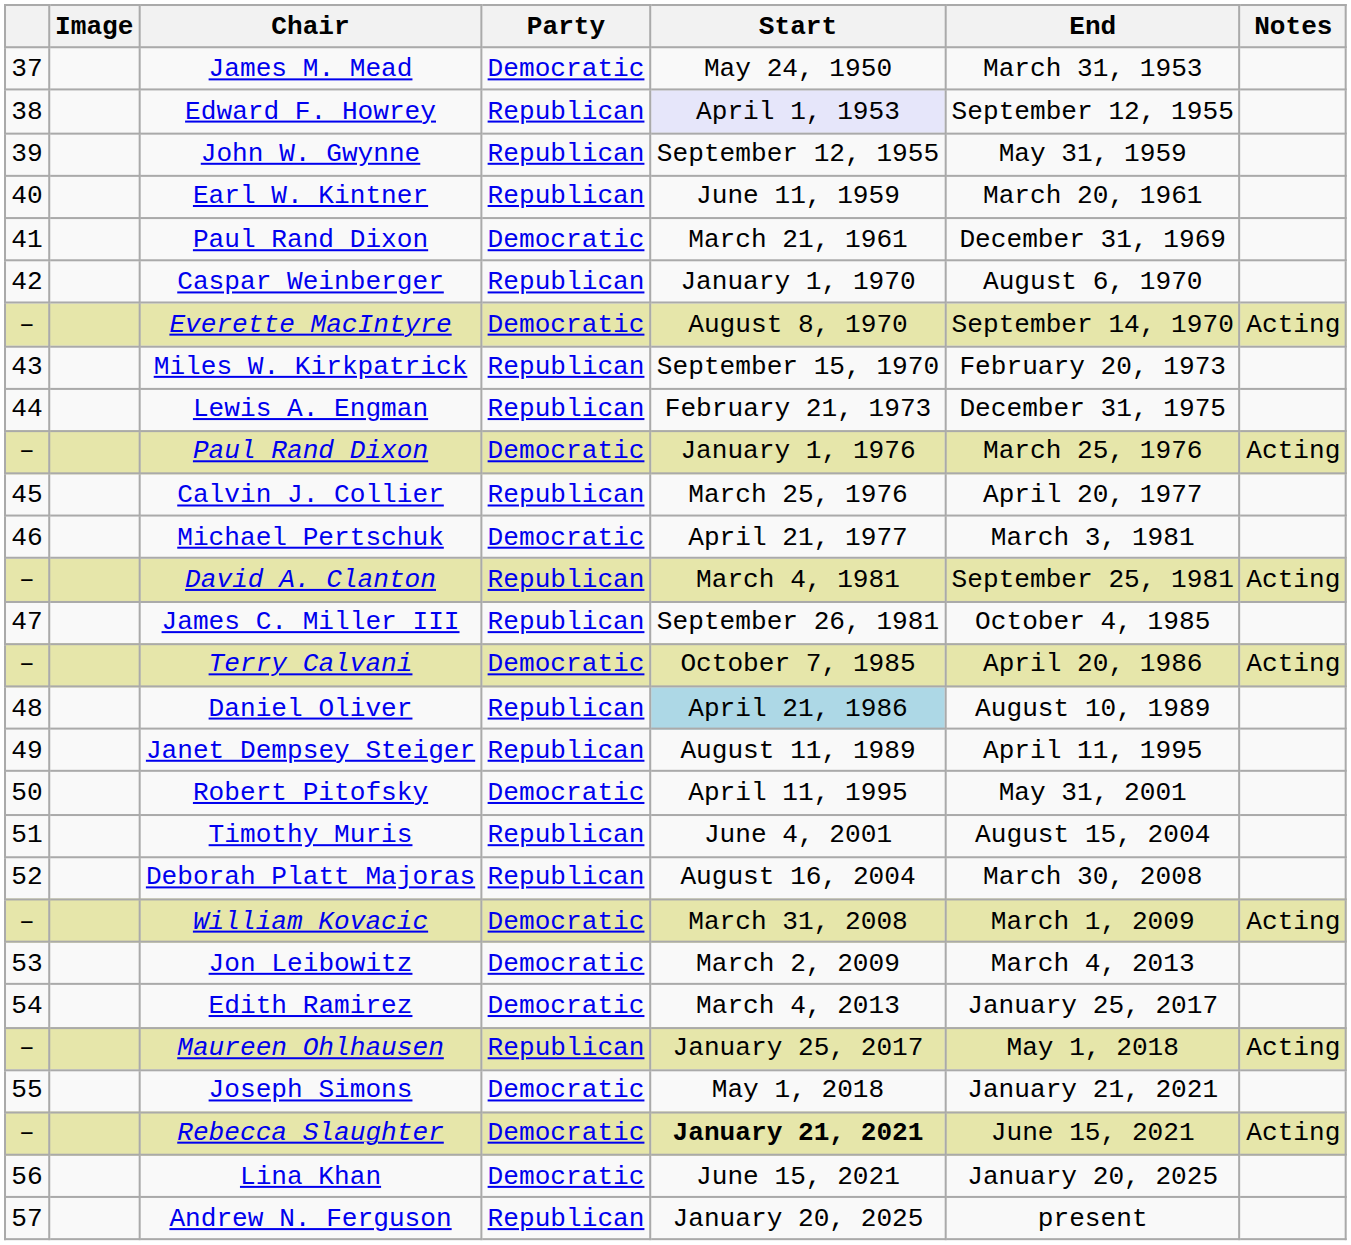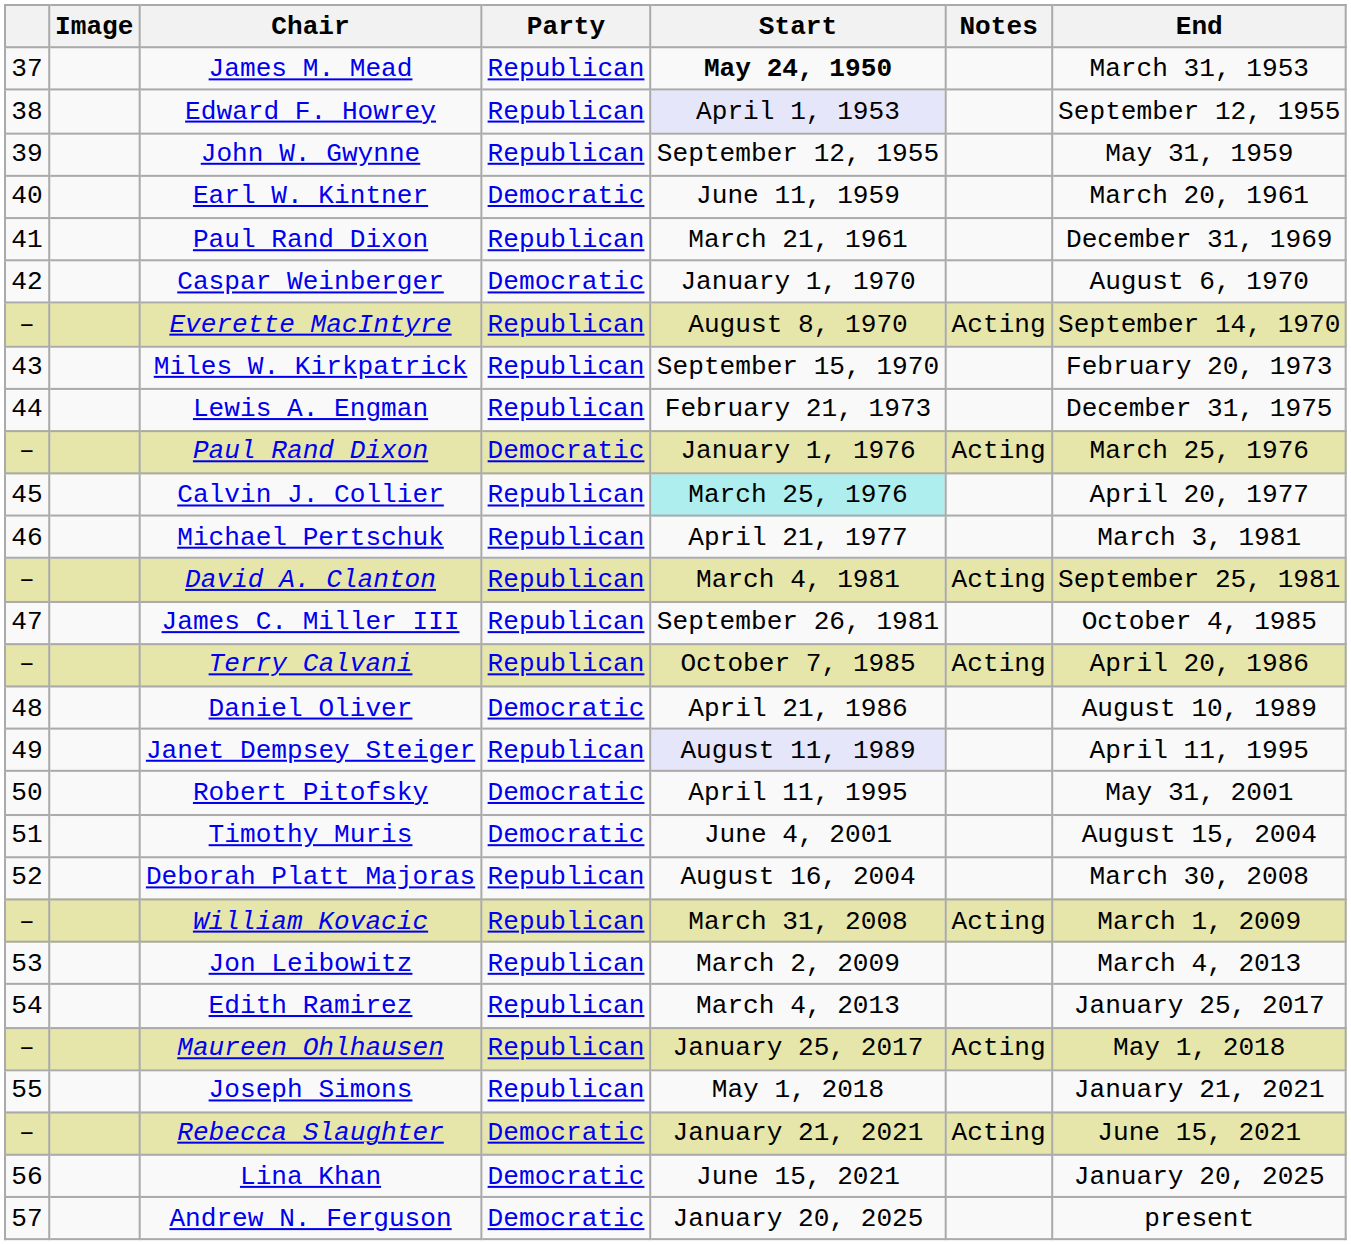columns swapped: (1093, 26) <-> (1293, 26)
(566, 69) Democratic -> (566, 69) Republican
(798, 69) normal -> (798, 69) bold
(566, 197) Republican -> (566, 197) Democratic
(566, 239) Democratic -> (566, 239) Republican
(566, 282) Republican -> (566, 282) Democratic
(566, 324) Democratic -> (566, 324) Republican
(798, 495) no background -> (798, 495) paleturquoise background
(566, 537) Democratic -> (566, 537) Republican
(566, 665) Democratic -> (566, 665) Republican
(566, 708) Republican -> (566, 708) Democratic
(798, 708) lightblue background -> (798, 708) no background
(798, 750) no background -> (798, 750) lavender background
(566, 835) Republican -> (566, 835) Democratic
(566, 921) Democratic -> (566, 921) Republican
(566, 963) Democratic -> (566, 963) Republican
(566, 1006) Democratic -> (566, 1006) Republican
(566, 1091) Democratic -> (566, 1091) Republican
(798, 1134) bold -> (798, 1134) normal
(566, 1219) Republican -> (566, 1219) Democratic
